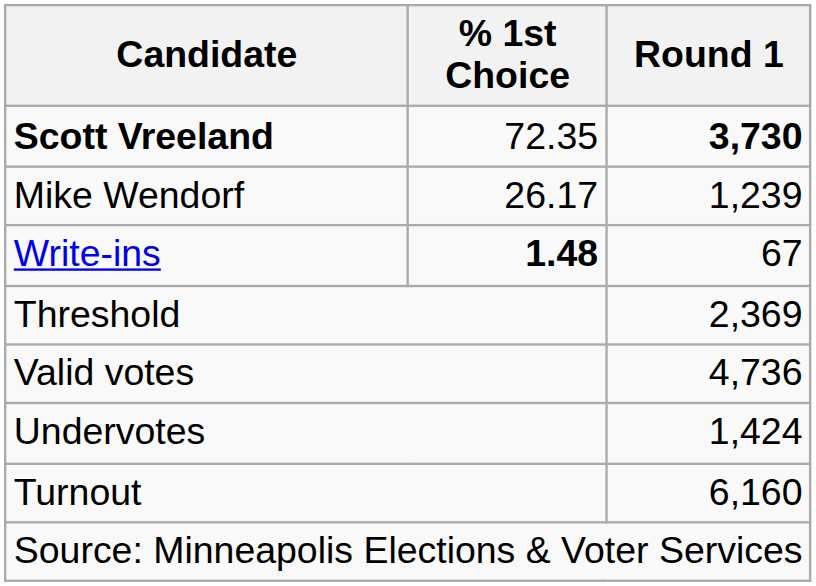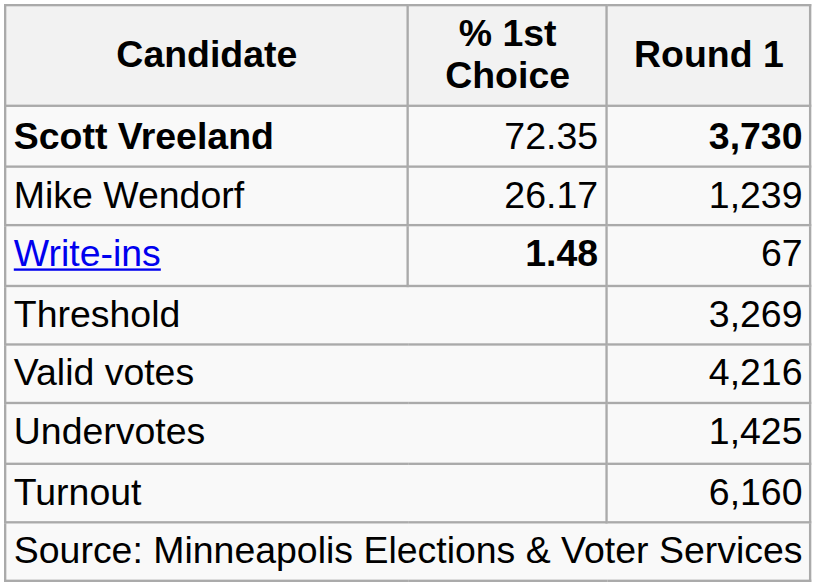(756, 313) 2,369 -> (756, 313) 3,269
(756, 373) 4,736 -> (756, 373) 4,216
(756, 432) 1,424 -> (756, 432) 1,425
